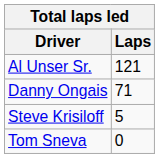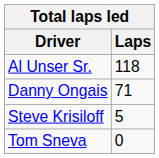(128, 66) 121 -> (127, 66) 118
